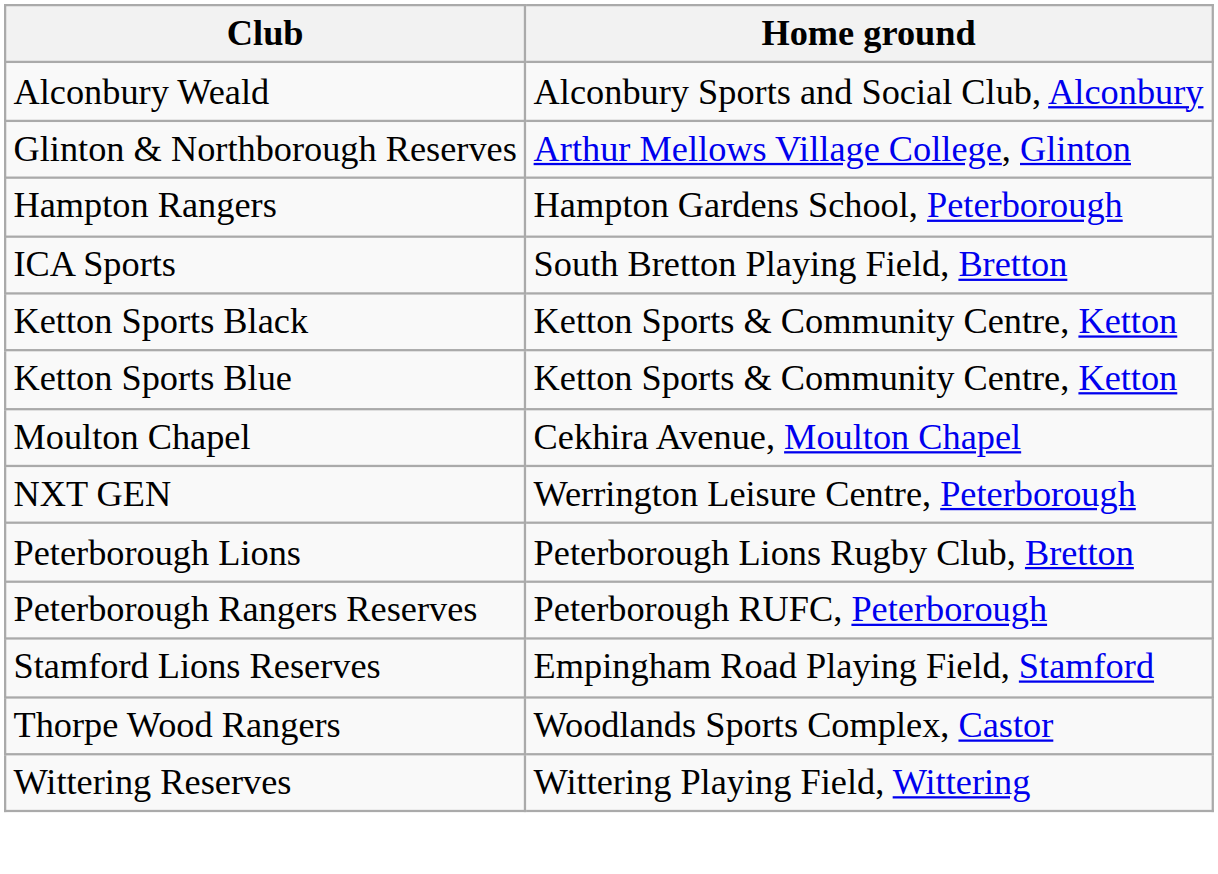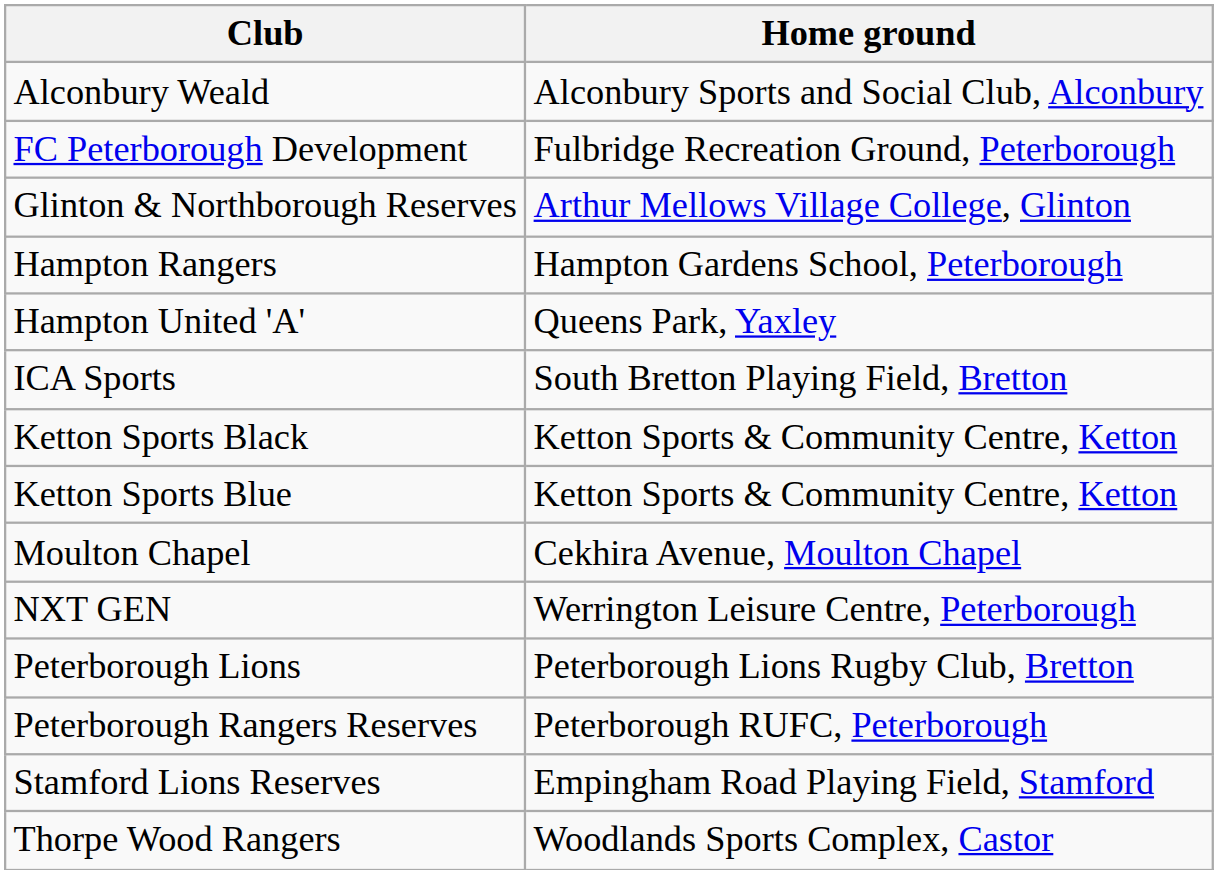+ row: (240, 148)
+ row: (159, 321)
- row: (152, 782)
